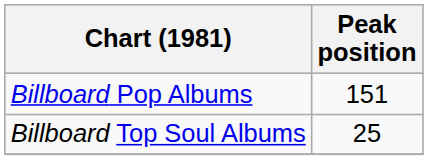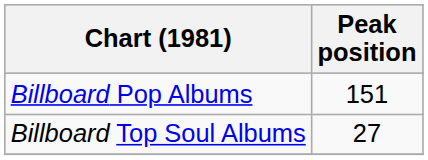(367, 133) 25 -> (367, 133) 27
